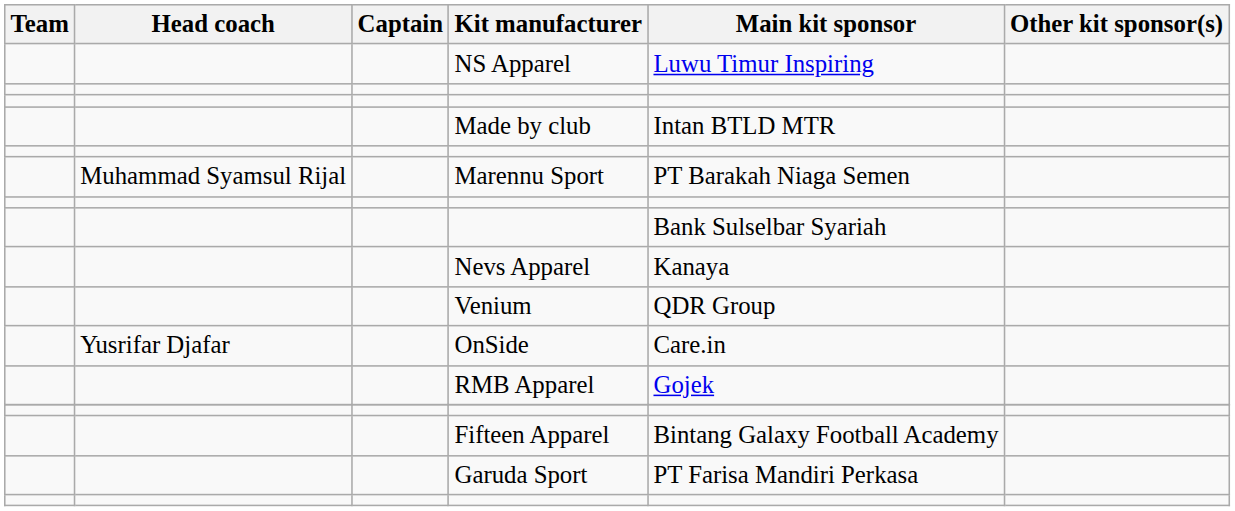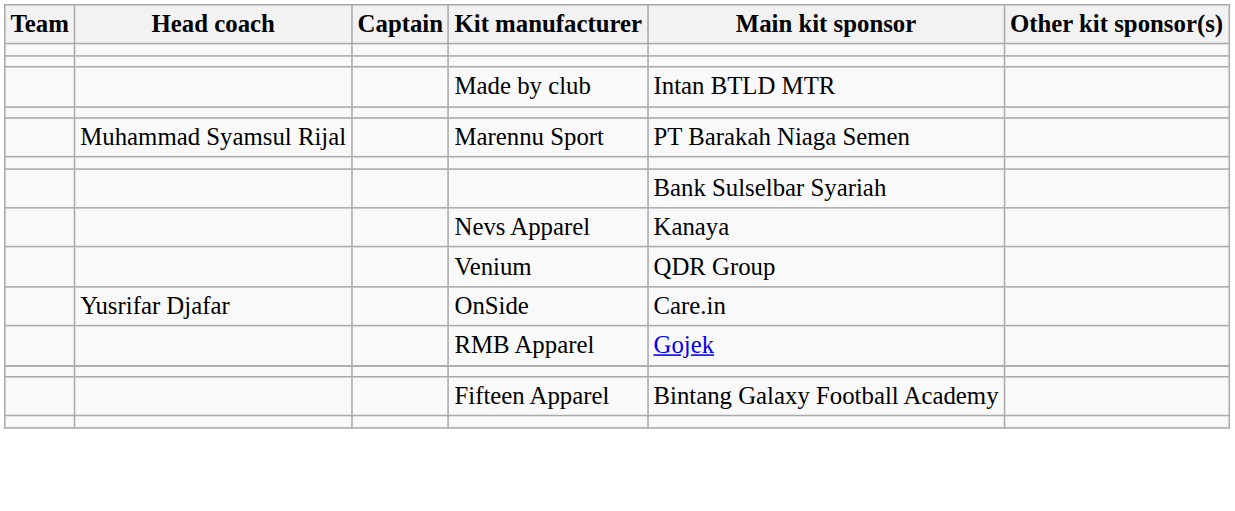- row: (213, 64)
- row: (213, 475)
